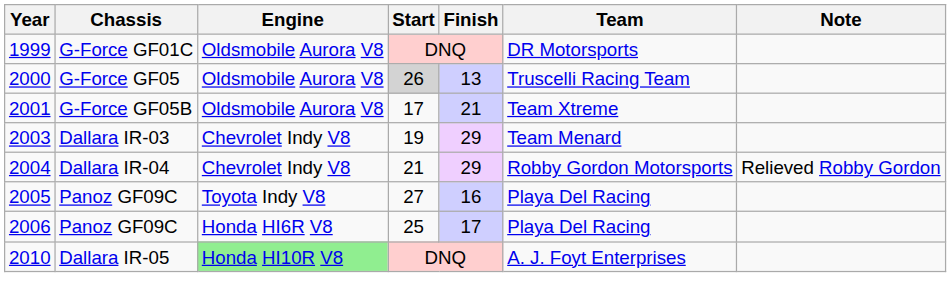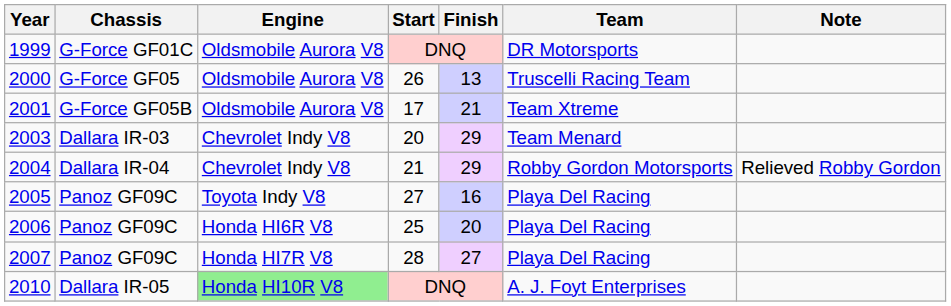(414, 79) lightgrey background -> (414, 79) no background
(414, 138) 19 -> (414, 138) 20
(471, 227) 17 -> (471, 227) 20
+ row: (30, 256)
